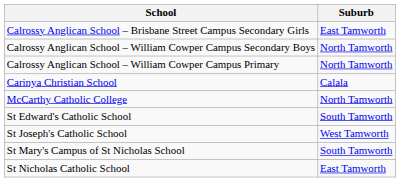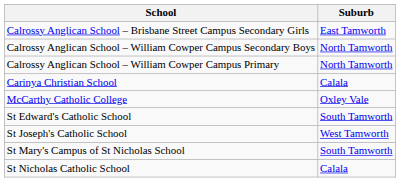(356, 99) North Tamworth -> (344, 99) Oxley Vale
(353, 168) East Tamworth -> (334, 168) Calala
